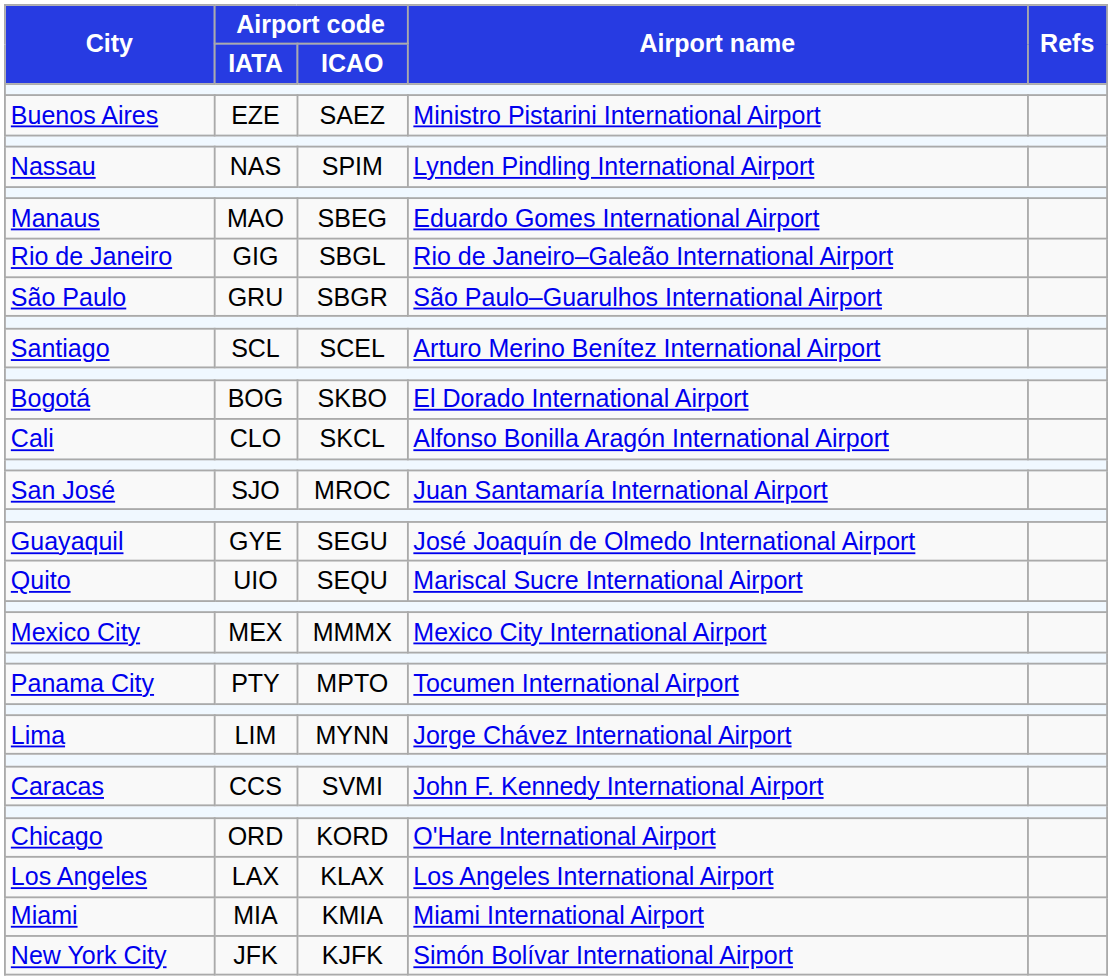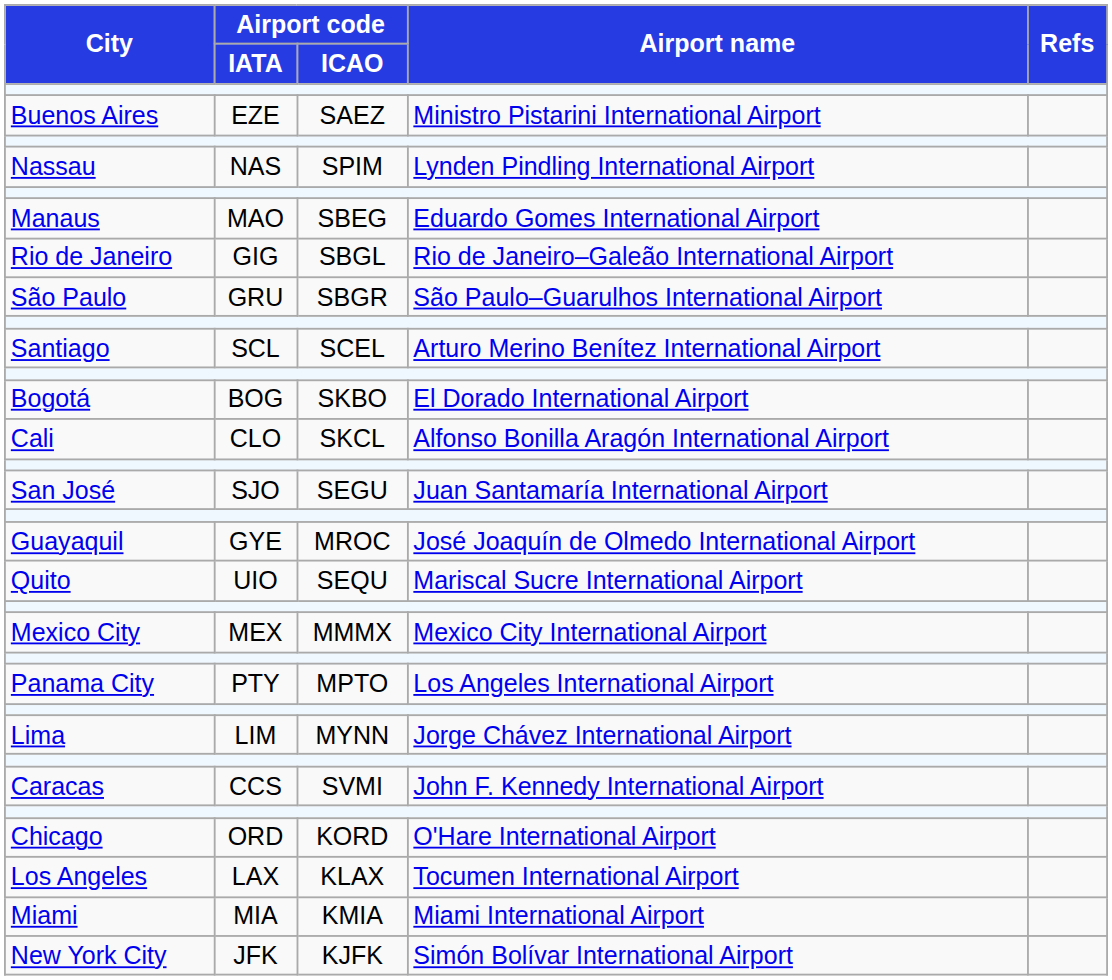(352, 490) MROC -> (352, 490) SEGU
(352, 541) SEGU -> (352, 541) MROC
(576, 683) Tocumen International Airport -> (593, 683) Los Angeles International Airport
(593, 876) Los Angeles International Airport -> (576, 876) Tocumen International Airport
